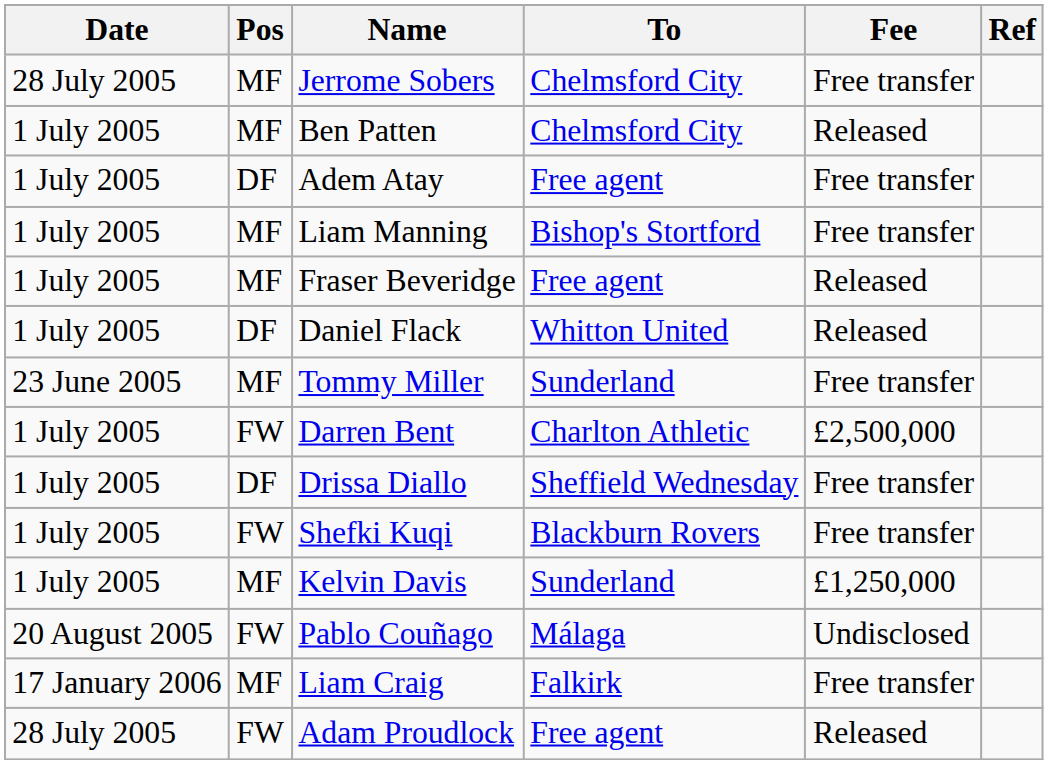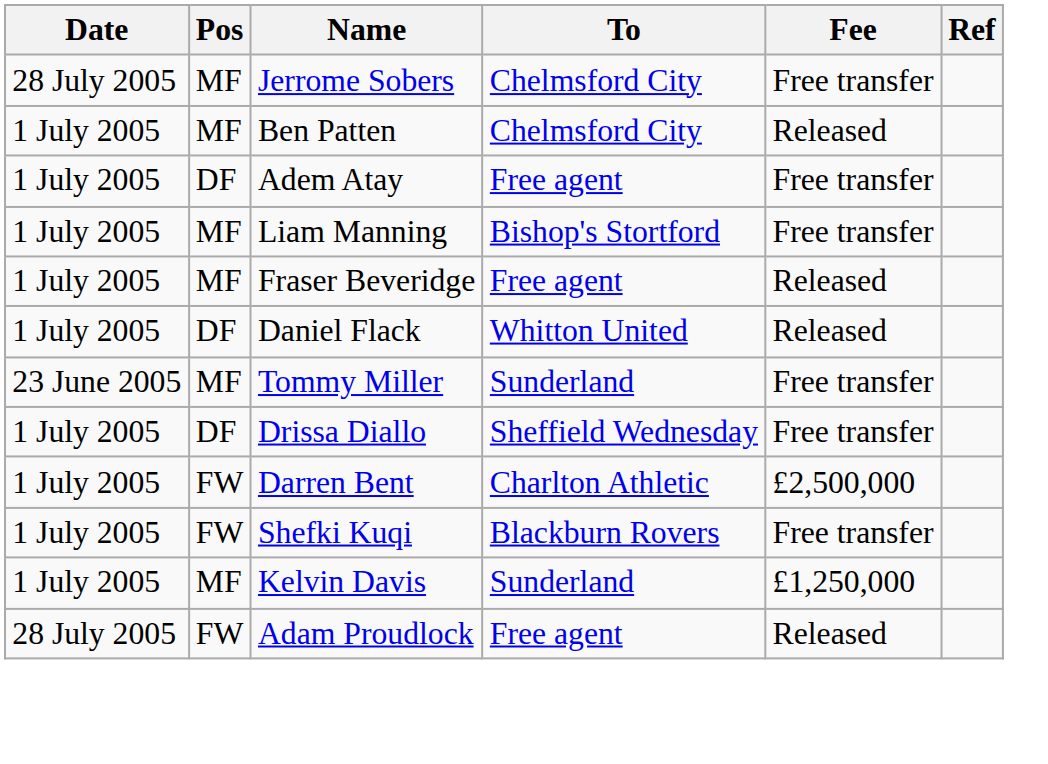rows swapped: (382, 481) <-> (376, 431)
- row: (396, 632)
- row: (371, 682)
